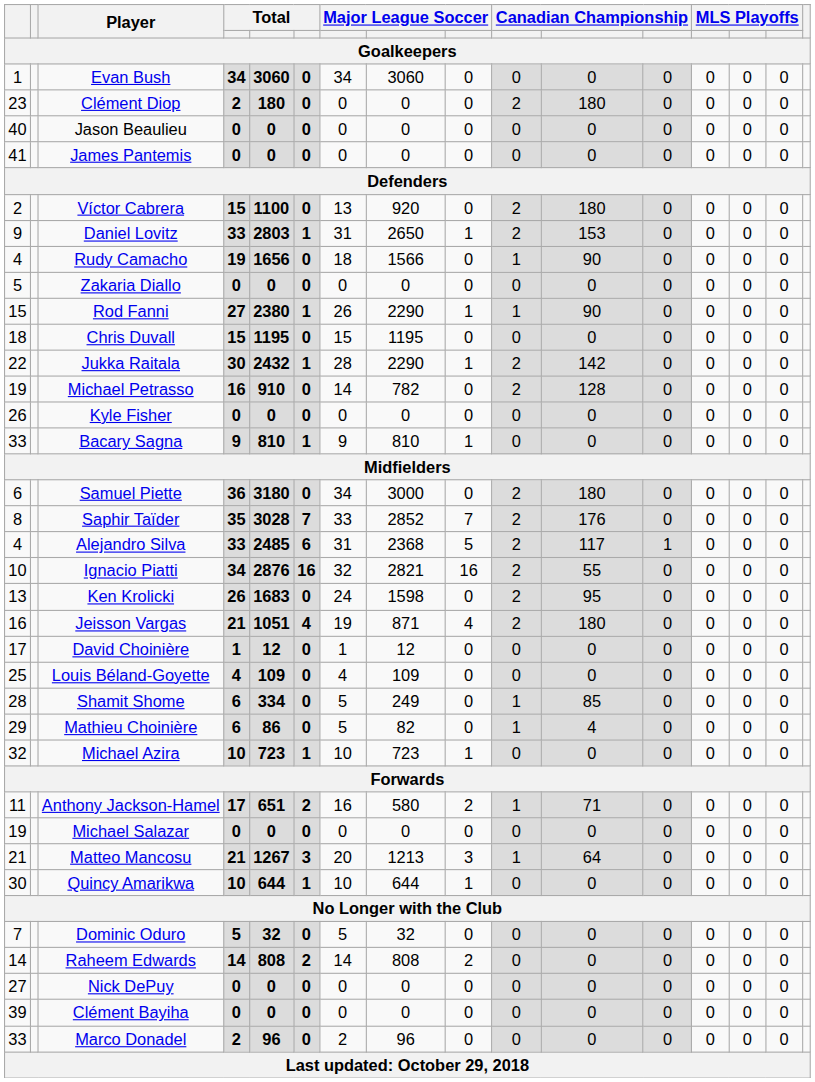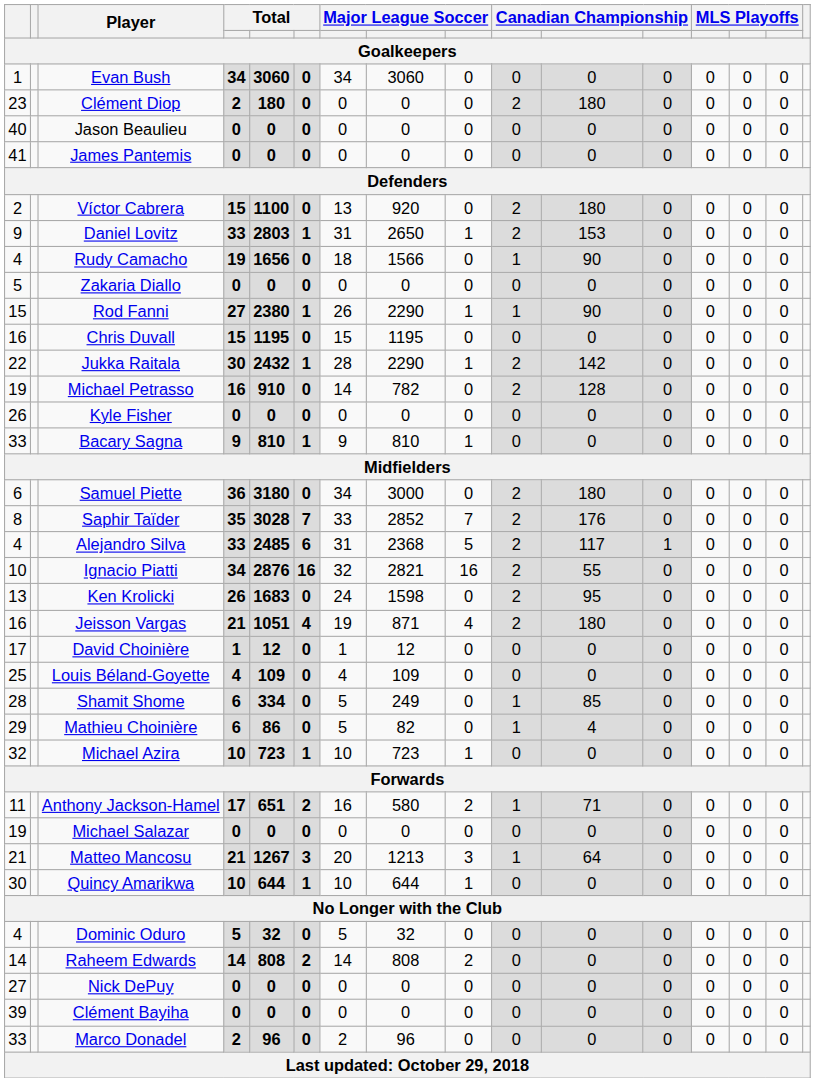(17, 337) 18 -> (17, 337) 16
(17, 935) 7 -> (17, 935) 4
